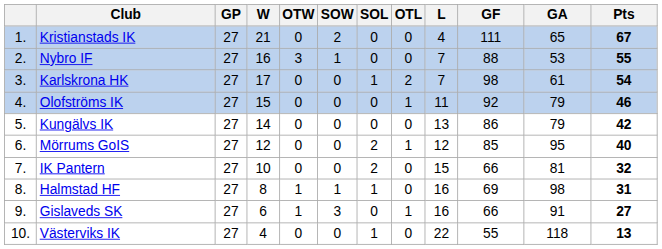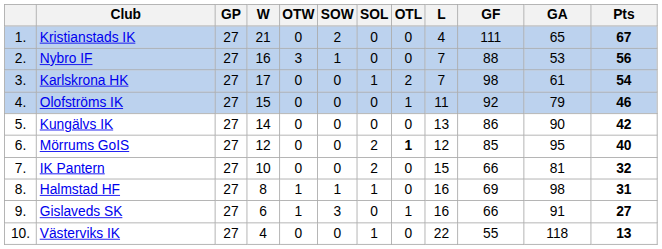(624, 59) 55 -> (624, 59) 56
(557, 124) 79 -> (557, 124) 90
(408, 146) normal -> (408, 146) bold
